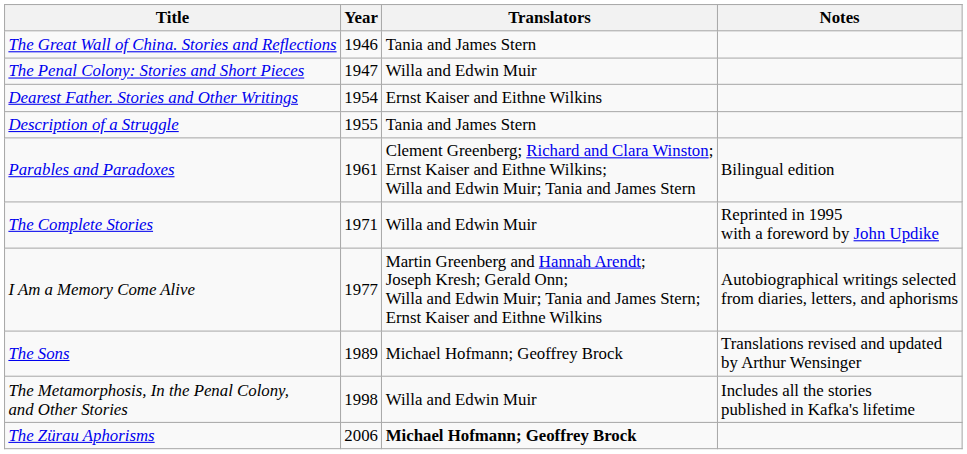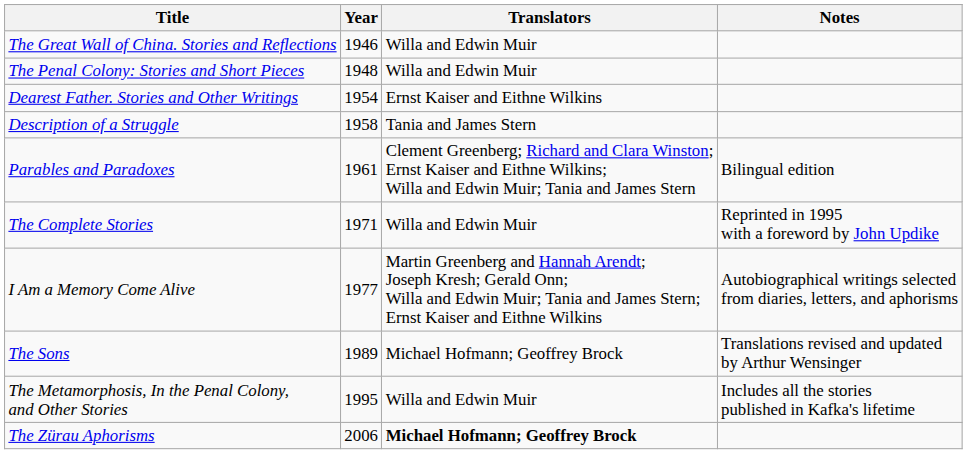(461, 44) Tania and James Stern -> (461, 44) Willa and Edwin Muir
(361, 71) 1947 -> (361, 71) 1948
(361, 124) 1955 -> (361, 124) 1958
(361, 399) 1998 -> (361, 399) 1995
